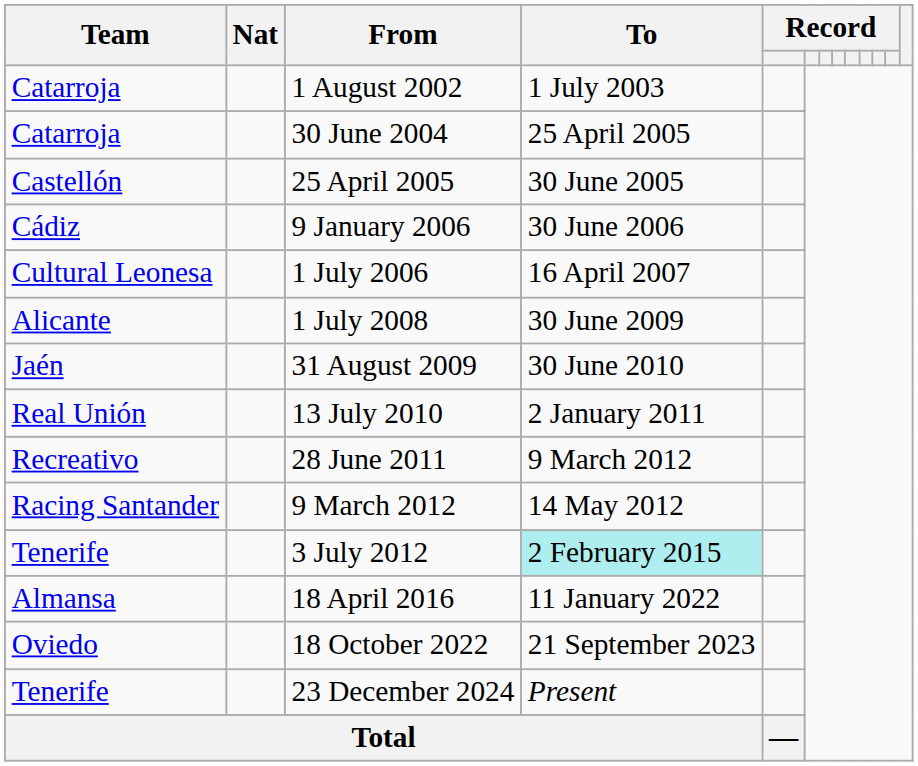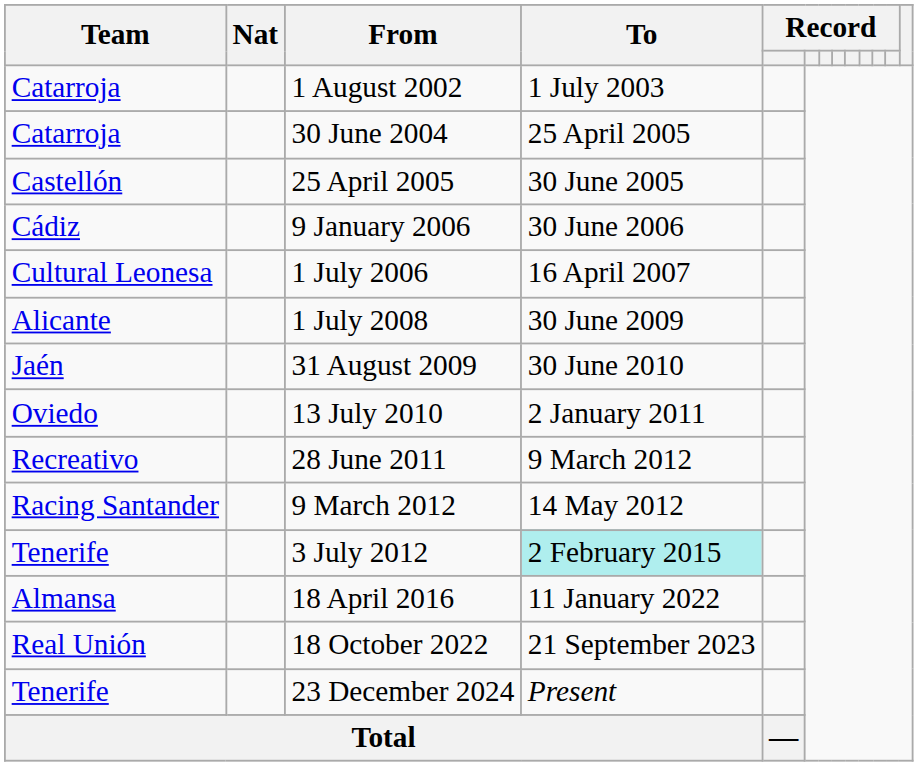(79, 412) Real Unión -> (55, 412) Oviedo
(55, 644) Oviedo -> (79, 644) Real Unión
